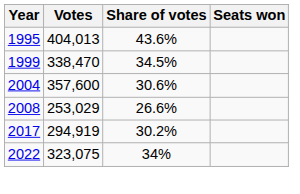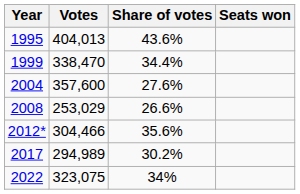(156, 62) 34.5% -> (162, 62) 34.4%
(156, 85) 30.6% -> (162, 85) 27.6%
+ row: (27, 131)
(73, 131) 294,919 -> (79, 154) 294,989
